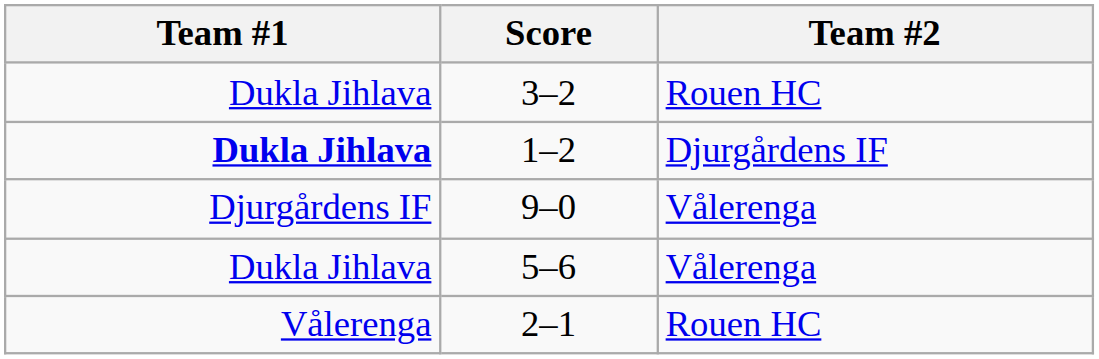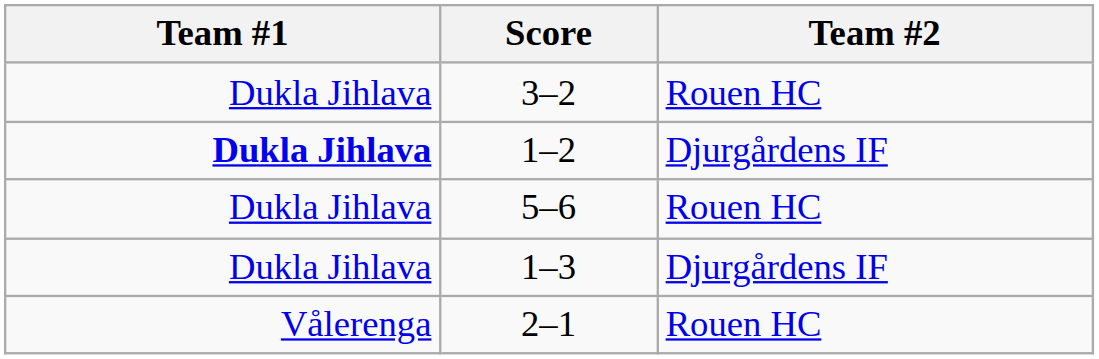- row: (549, 207)
(741, 265) Vålerenga -> (743, 207) Rouen HC
+ row: (549, 265)
